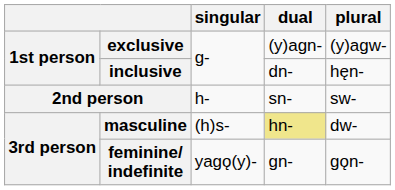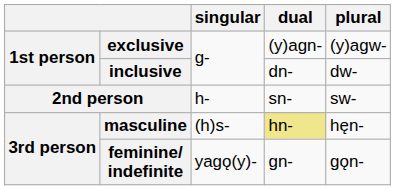(347, 71) hęn- -> (344, 71) dw-
(344, 125) dw- -> (347, 125) hęn-
